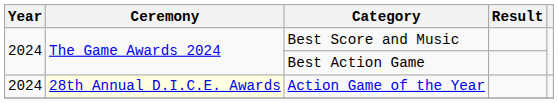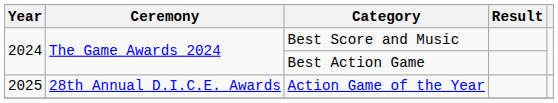(25, 86) 2024 -> (25, 86) 2025
(165, 86) lightyellow background -> (165, 86) no background
